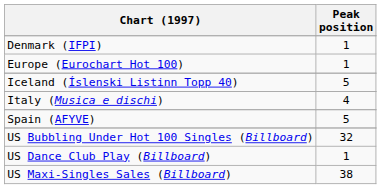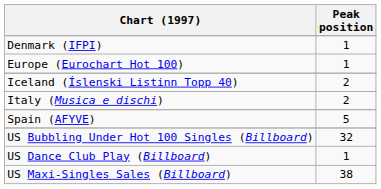(346, 82) 5 -> (346, 82) 2
(346, 100) 4 -> (346, 100) 2
